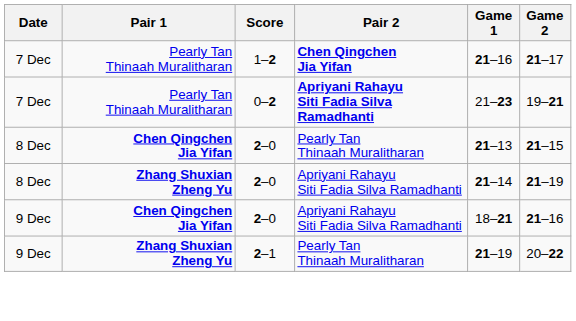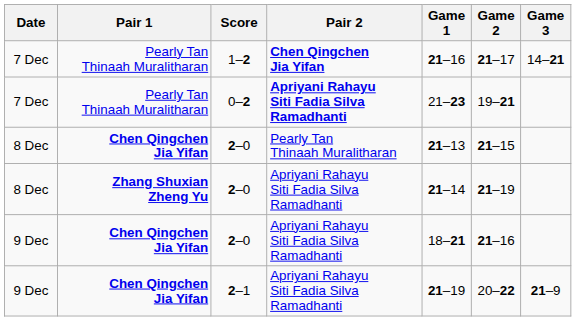+ column: (546, 23)
(184, 254) Zhang Shuxian Zheng Yu -> (159, 291) Chen Qingchen Jia Yifan
(361, 254) Pearly Tan Thinaah Muralitharan -> (319, 291) Apriyani Rahayu Siti Fadia Silva Ramadhanti
